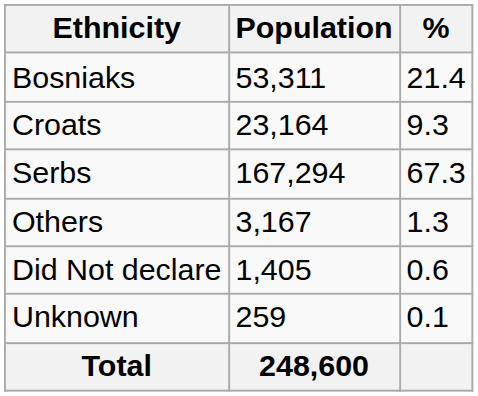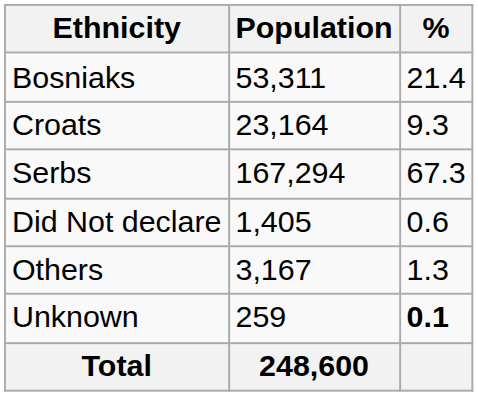rows swapped: (117, 269) <-> (58, 221)
(428, 317) normal -> (428, 317) bold
